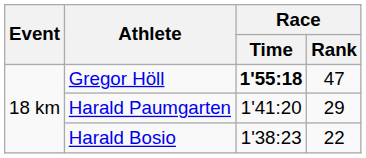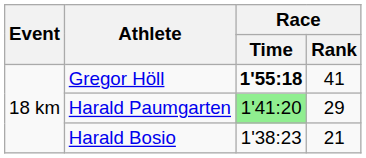(334, 79) 47 -> (334, 79) 41
(271, 109) no background -> (271, 109) lightgreen background
(334, 138) 22 -> (334, 138) 21
